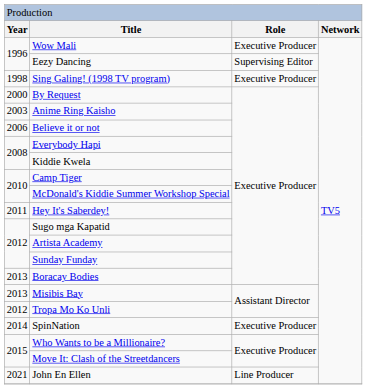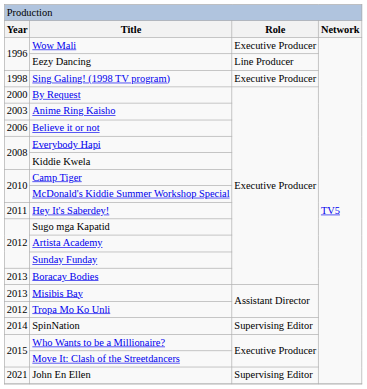(274, 62) Supervising Editor -> (264, 62) Line Producer
(275, 326) Executive Producer -> (274, 326) Supervising Editor
(264, 375) Line Producer -> (274, 375) Supervising Editor
